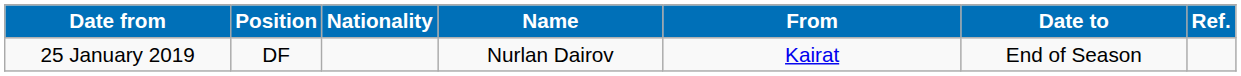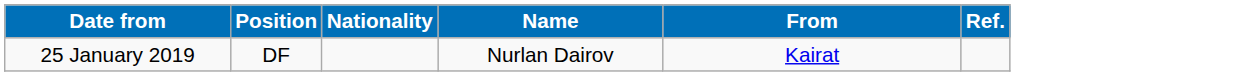- column: (1074, 21)
